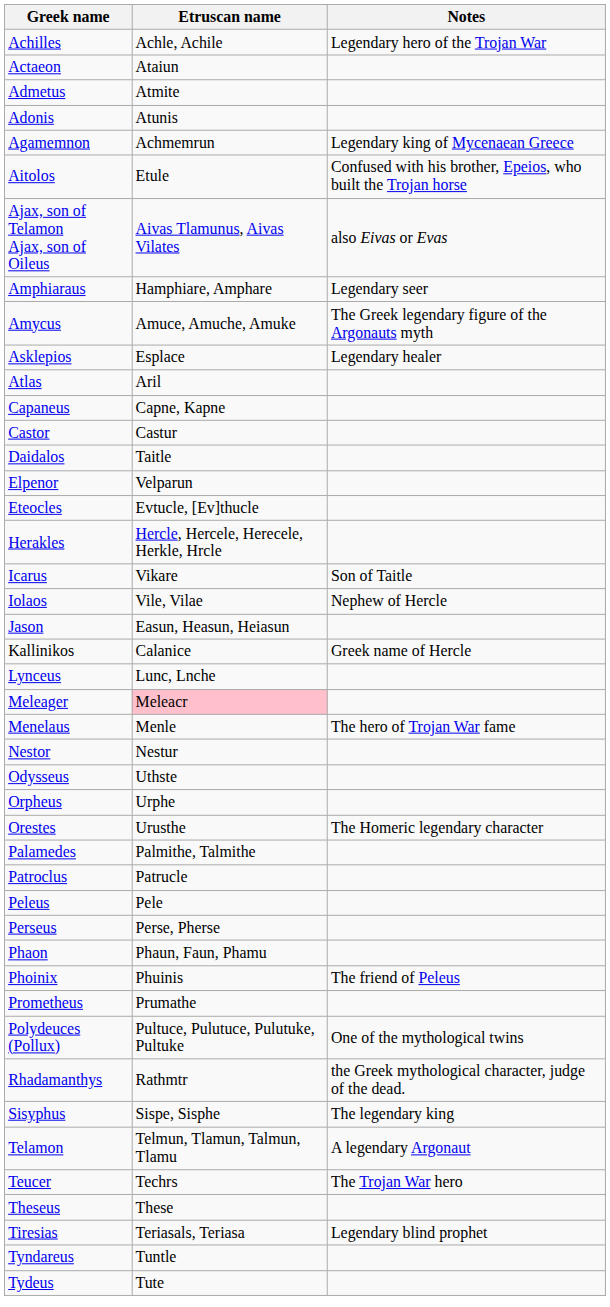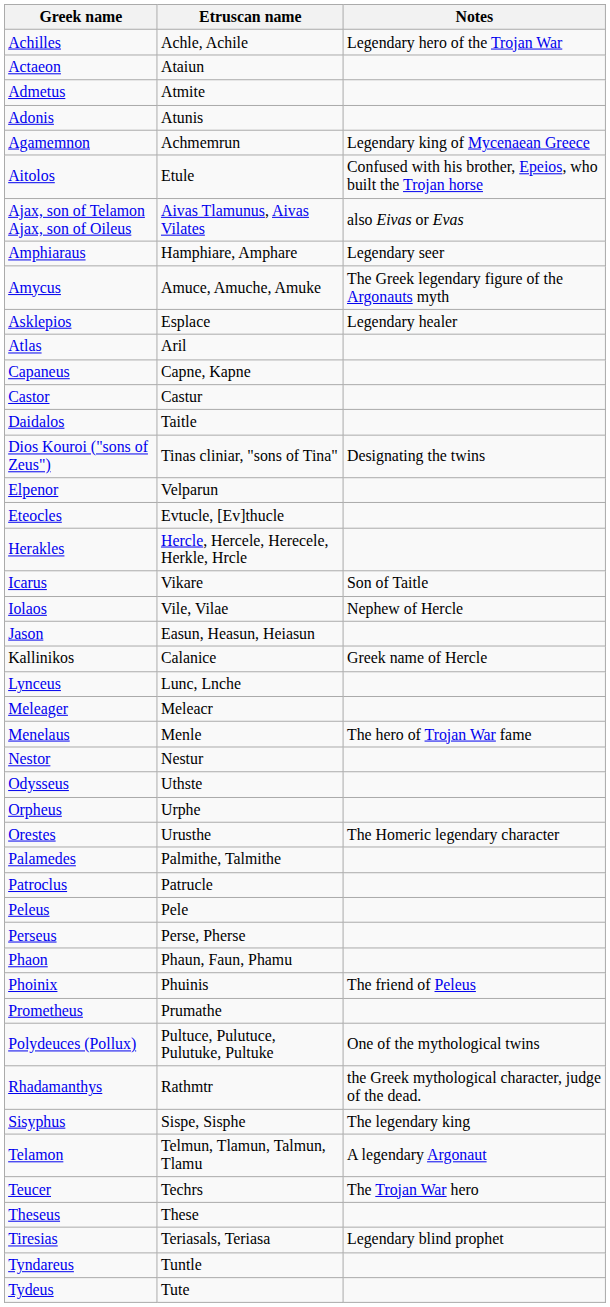+ row: (78, 456)
(162, 701) pink background -> (187, 709) no background
